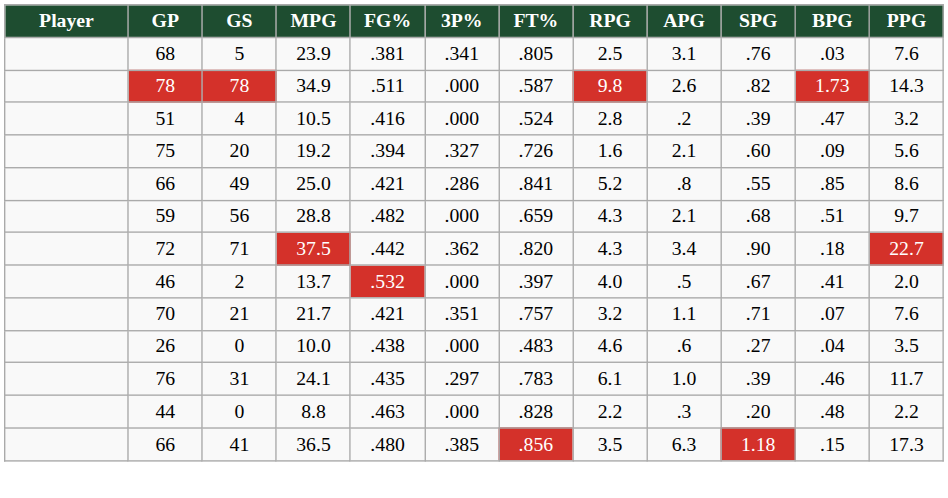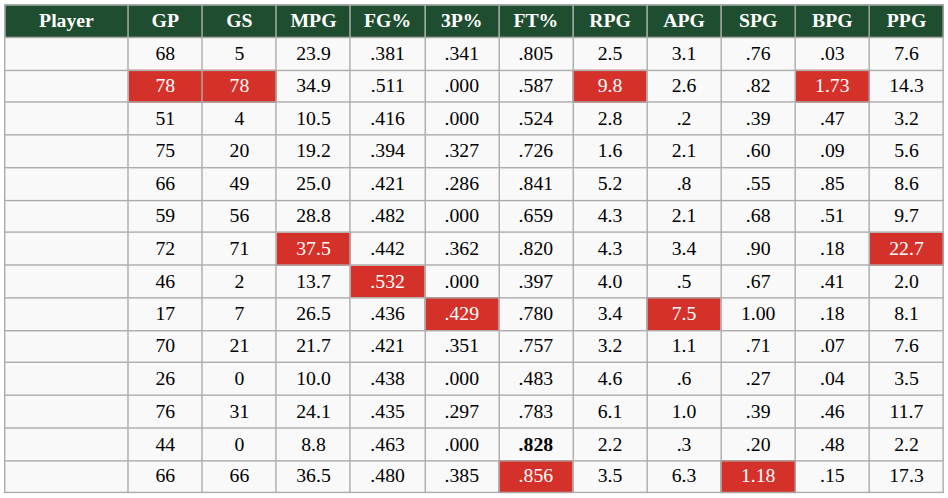+ row: (314, 313)
(536, 411) normal -> (536, 444) bold
(239, 444) 41 -> (239, 476) 66
